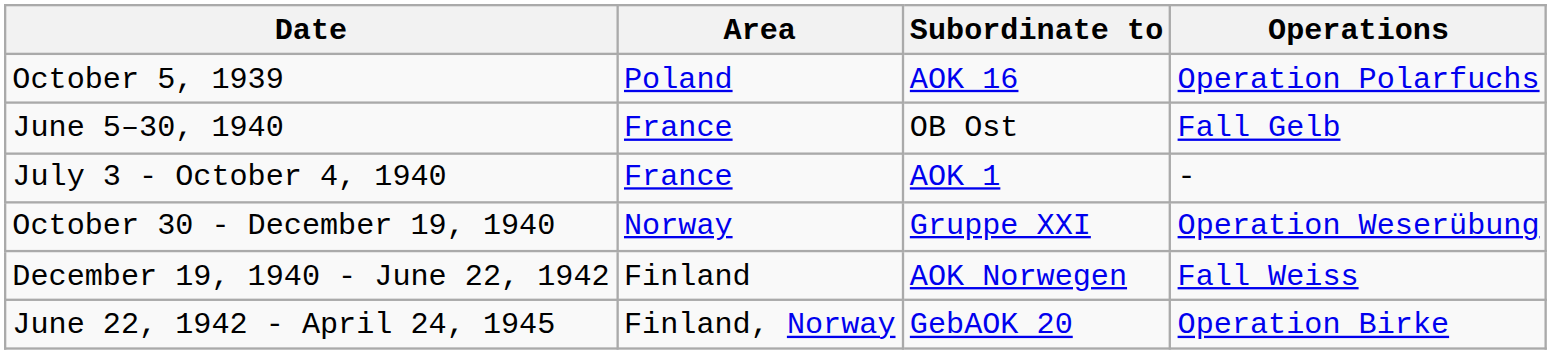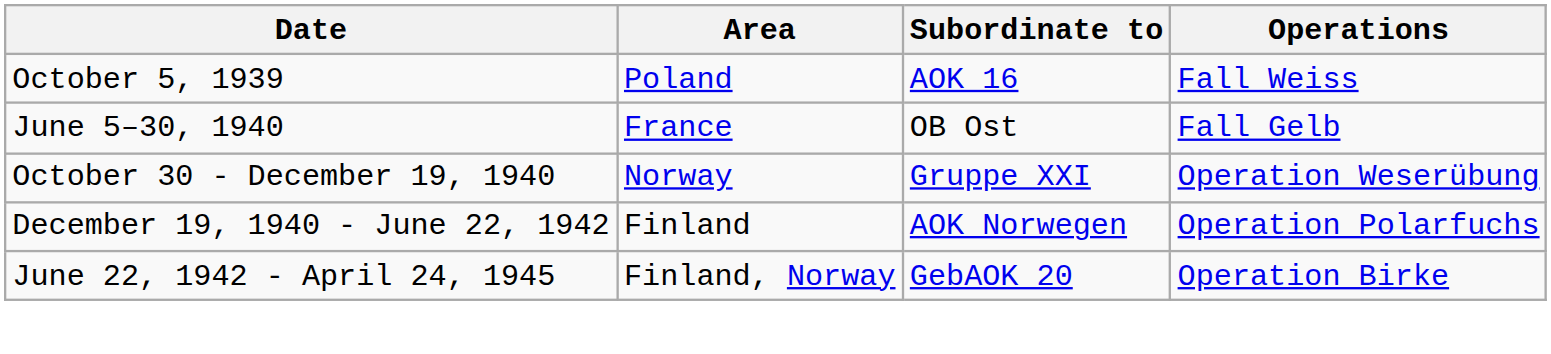(1359, 79) Operation Polarfuchs -> (1268, 79) Fall Weiss
- row: (230, 177)
(1268, 276) Fall Weiss -> (1359, 226) Operation Polarfuchs
